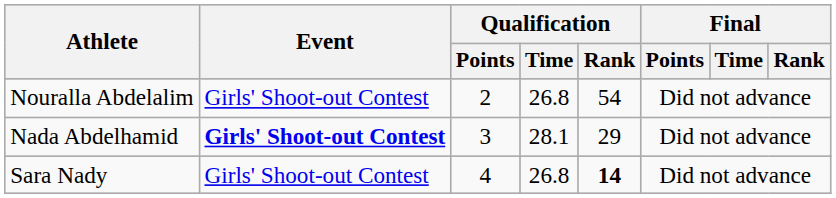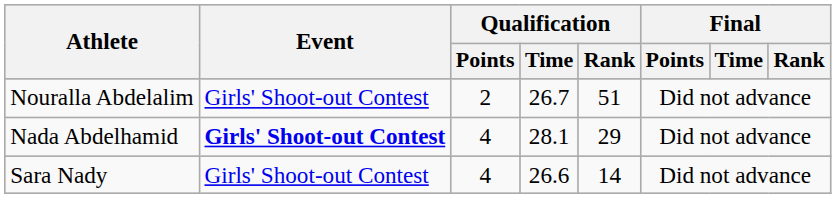(549, 98) 26.8 -> (549, 98) 26.7
(609, 98) 54 -> (609, 98) 51
(485, 136) 3 -> (485, 136) 4
(549, 174) 26.8 -> (549, 174) 26.6
(609, 174) bold -> (609, 174) normal
